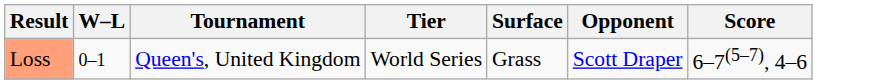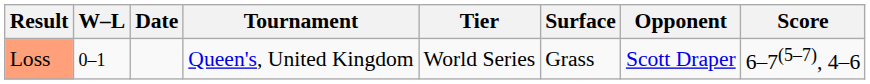+ column: (157, 21)
